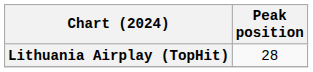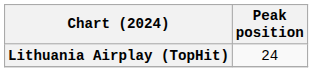(270, 56) 28 -> (270, 56) 24
